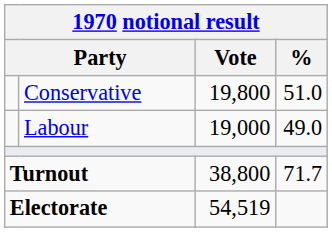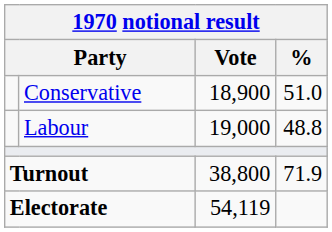(240, 92) 19,800 -> (240, 92) 18,900
(303, 127) 49.0 -> (303, 127) 48.8
(303, 173) 71.7 -> (303, 173) 71.9
(240, 208) 54,519 -> (240, 208) 54,119
